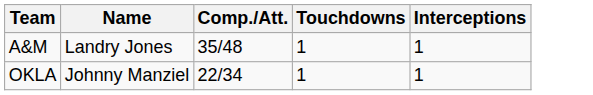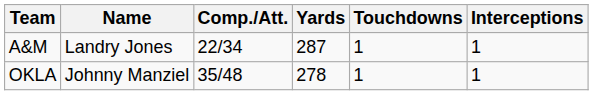+ column: (321, 18)
(220, 47) 35/48 -> (220, 47) 22/34
(220, 75) 22/34 -> (220, 75) 35/48
